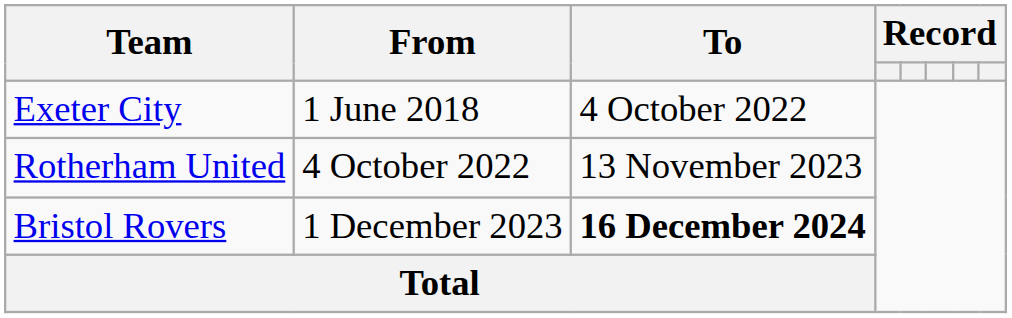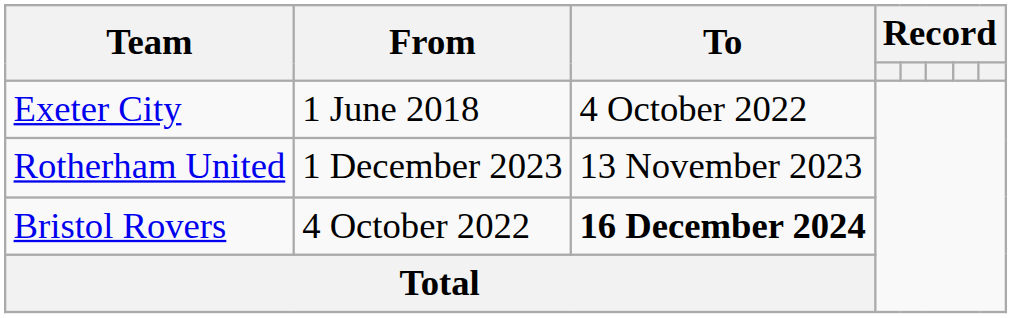(416, 166) 4 October 2022 -> (432, 166) 1 December 2023
(432, 224) 1 December 2023 -> (416, 224) 4 October 2022
